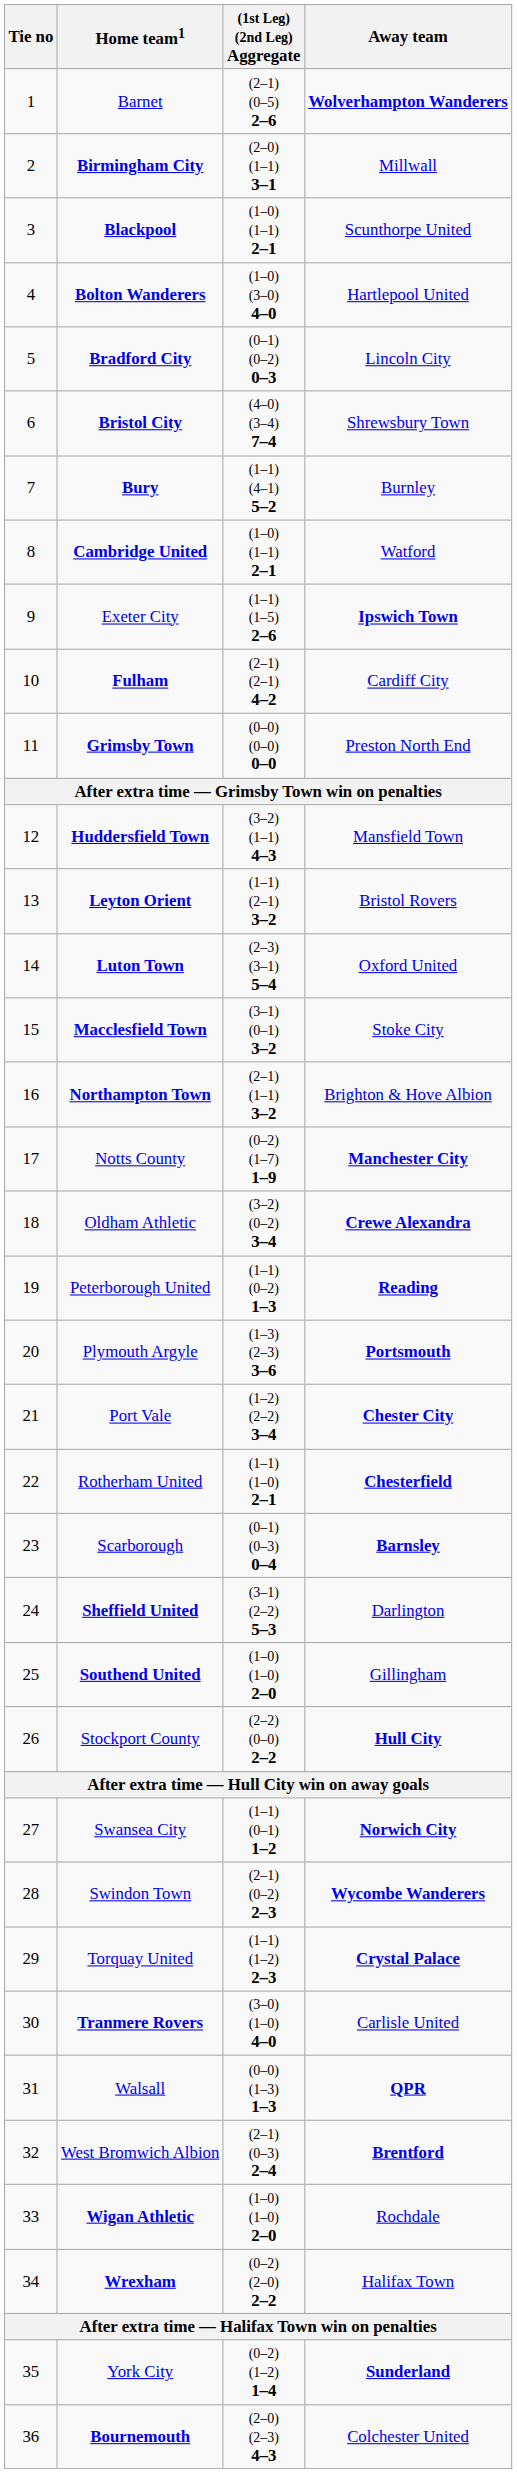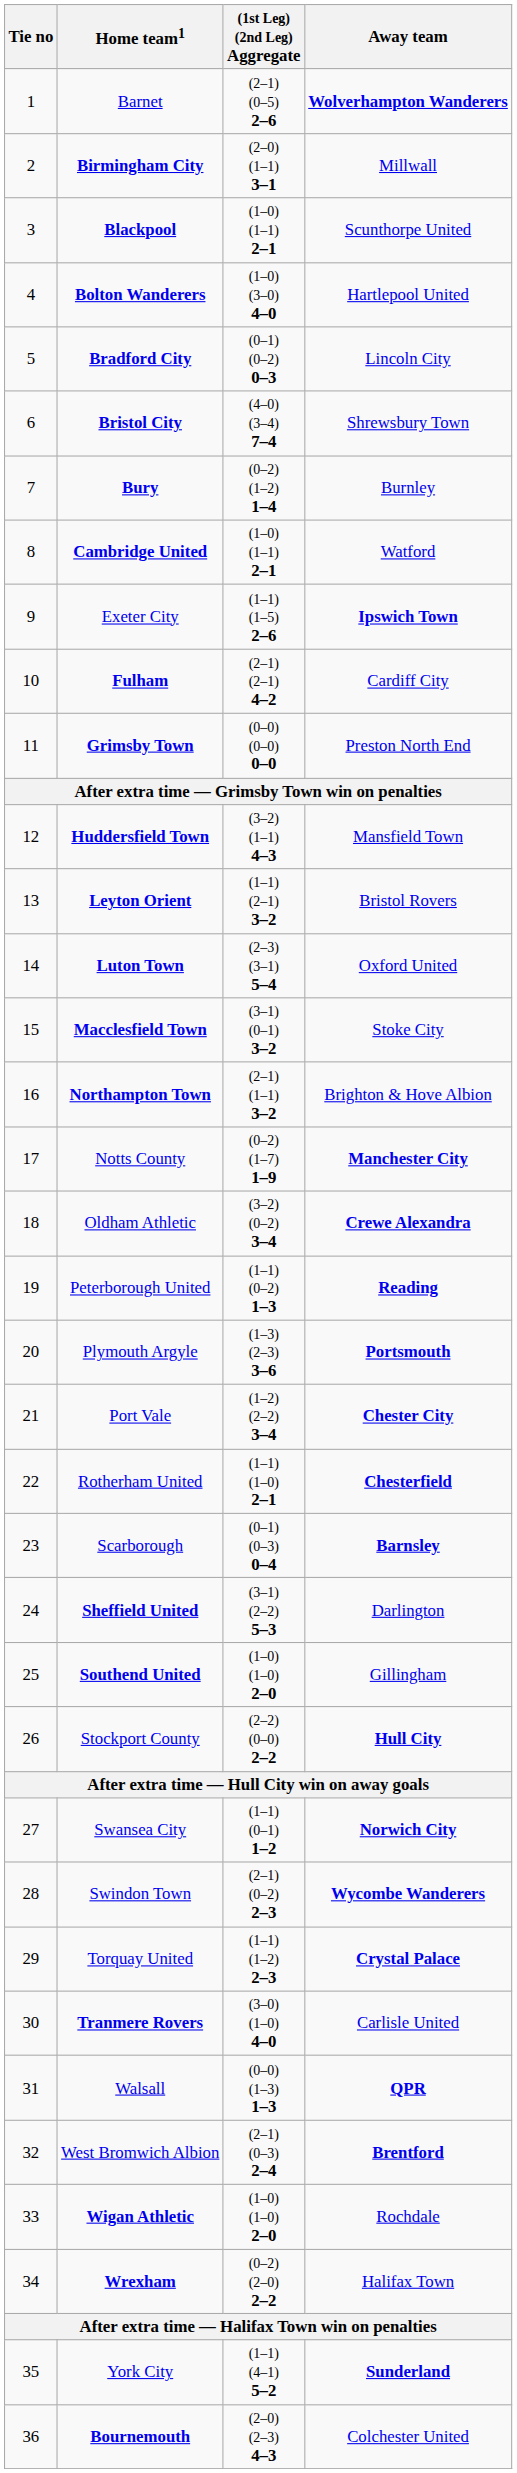(264, 488) (1–1) (4–1) 5–2 -> (264, 488) (0–2) (1–2) 1–4
(264, 2373) (0–2) (1–2) 1–4 -> (264, 2373) (1–1) (4–1) 5–2
